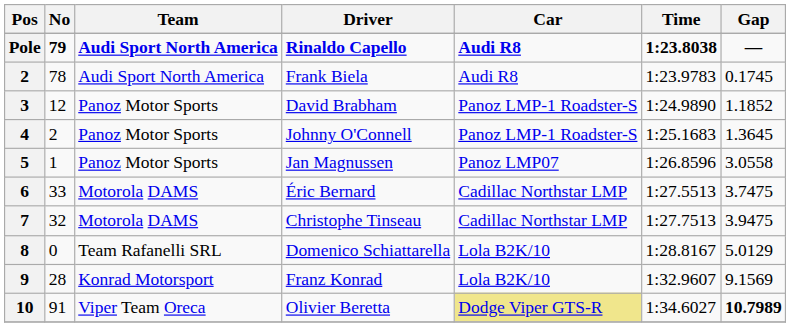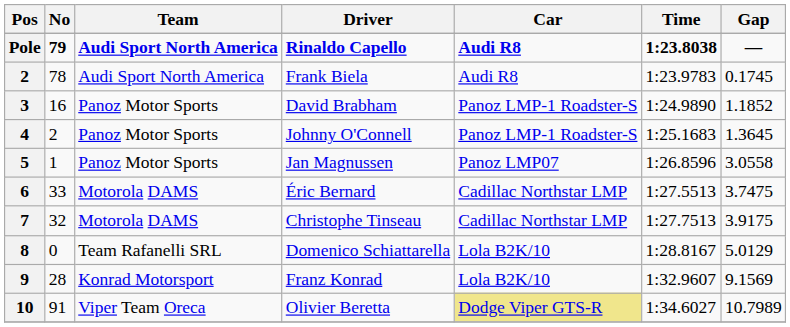(58, 105) 12 -> (58, 105) 16
(749, 220) 3.9475 -> (749, 220) 3.9175
(753, 307) bold -> (753, 307) normal
